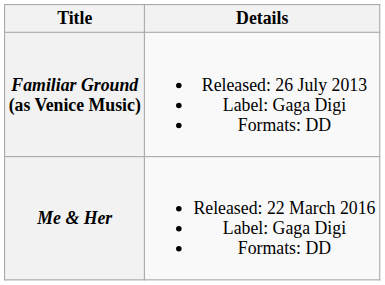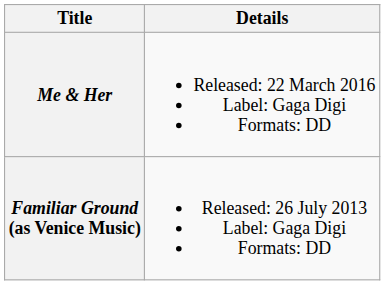rows swapped: (75, 94) <-> (75, 218)
